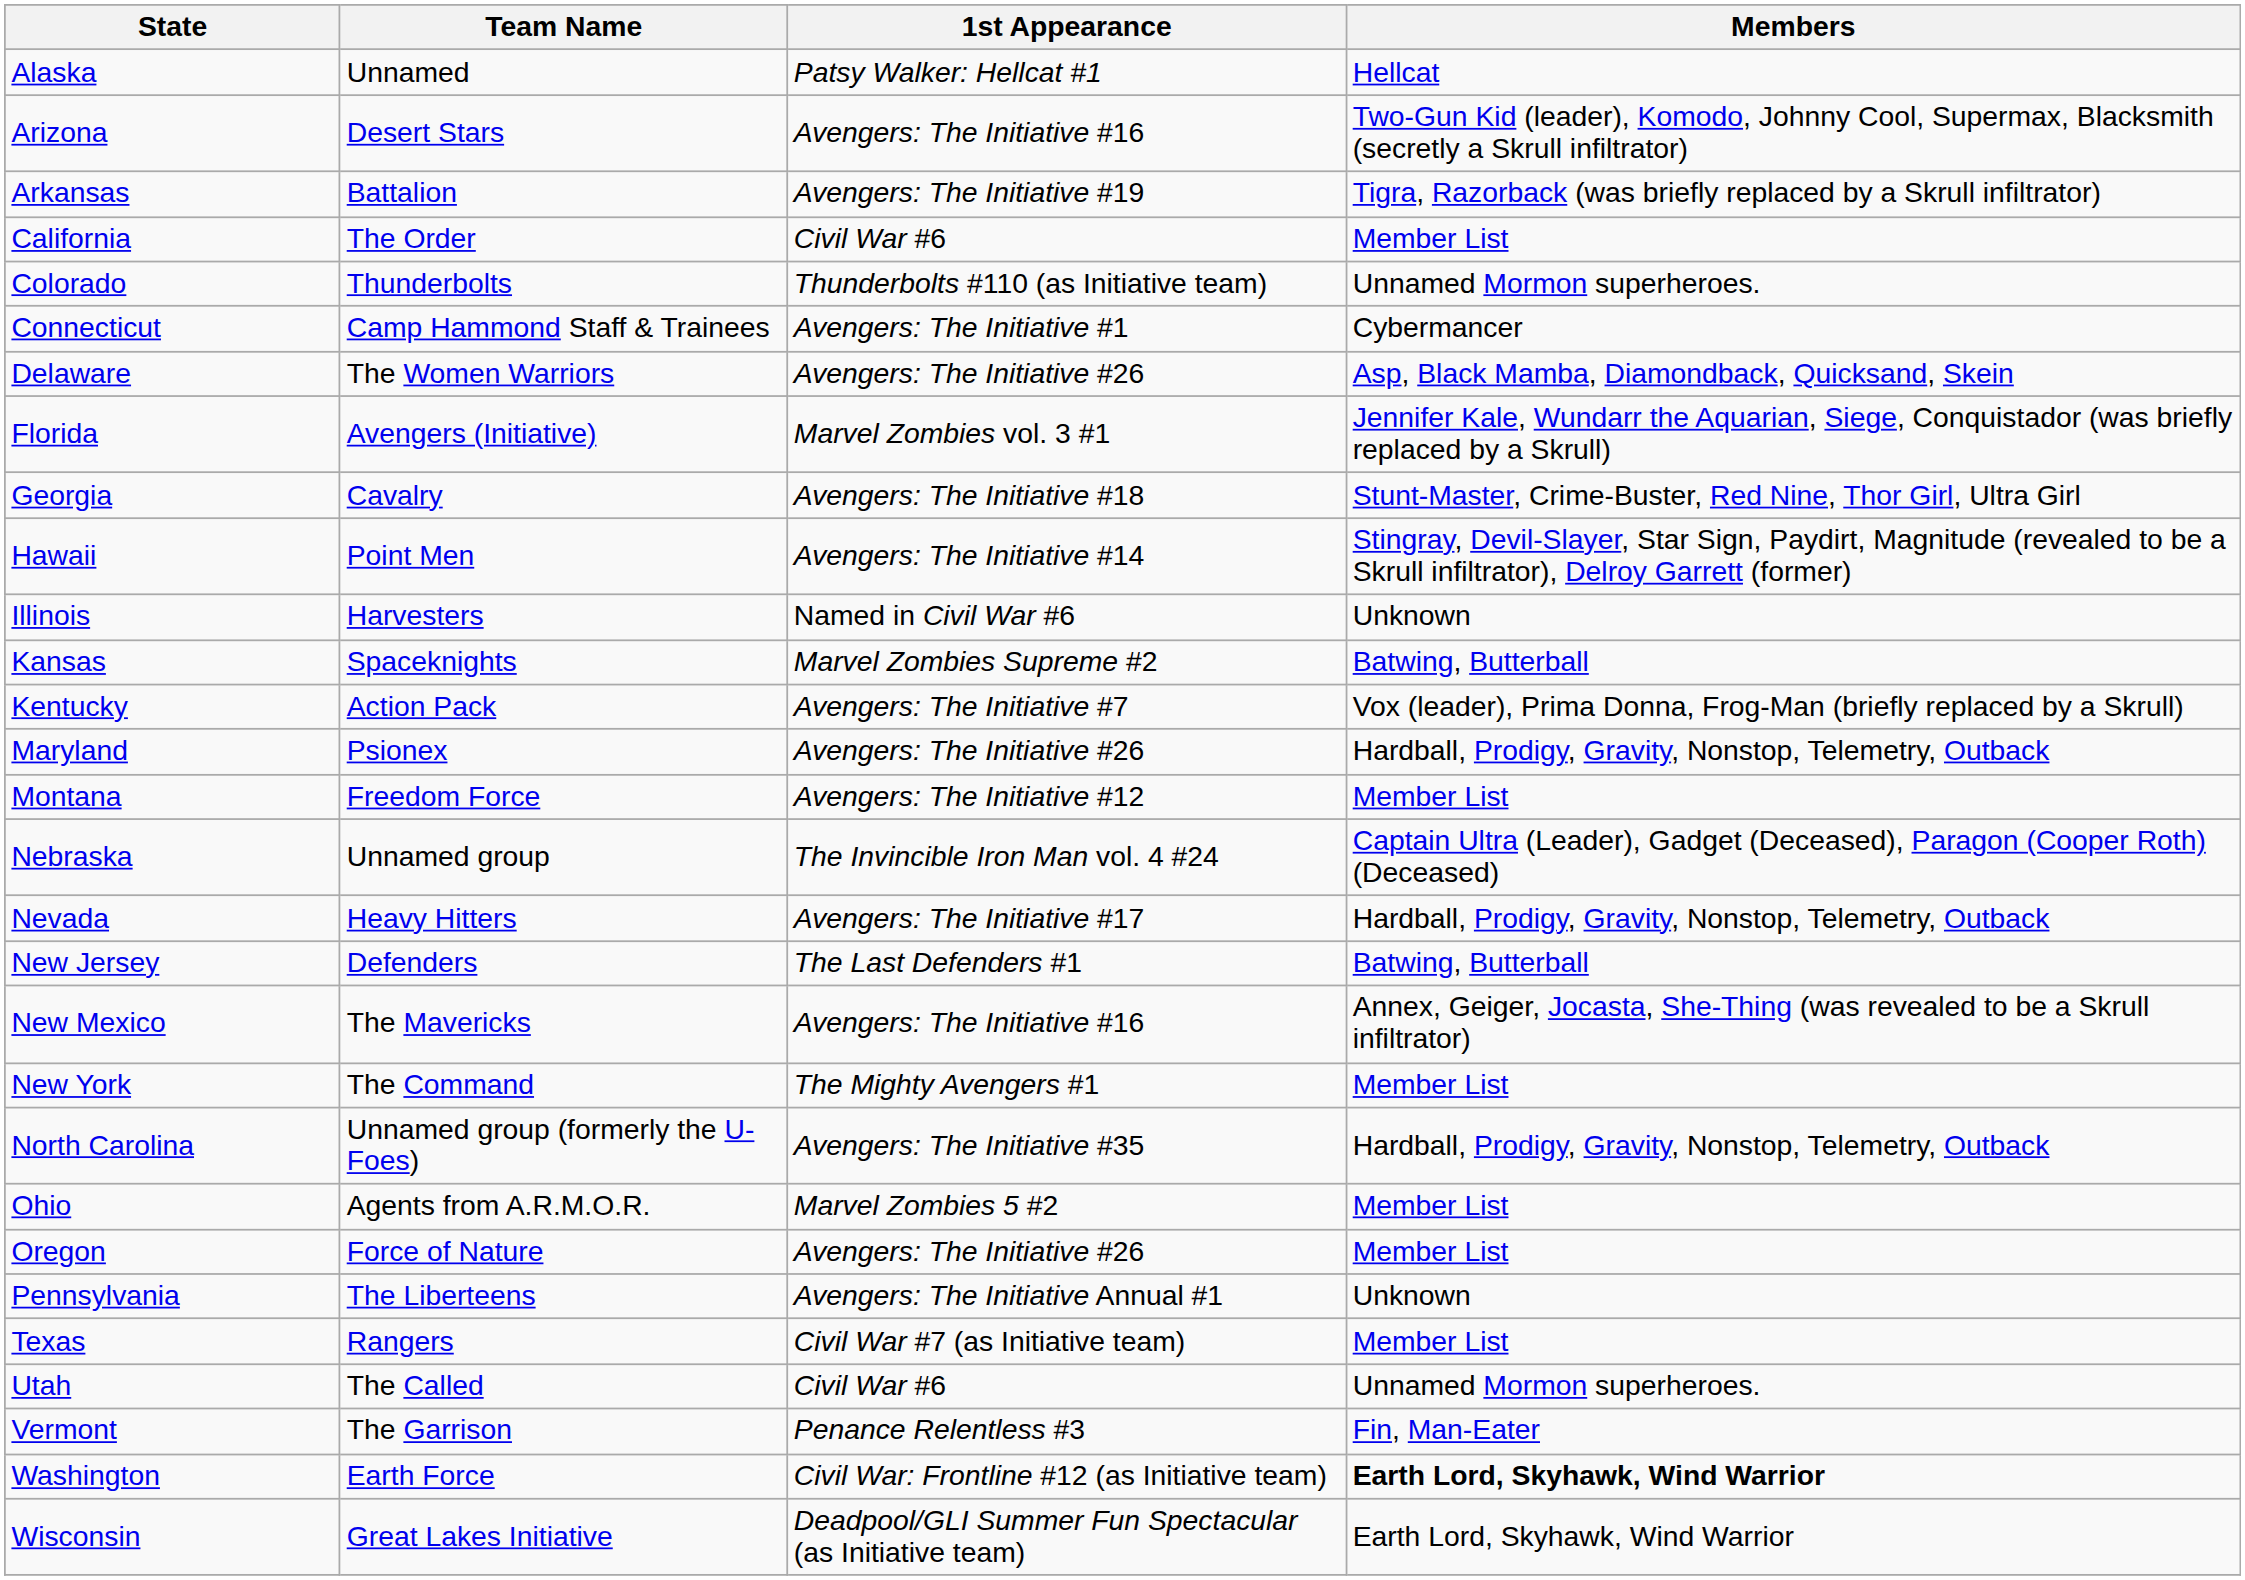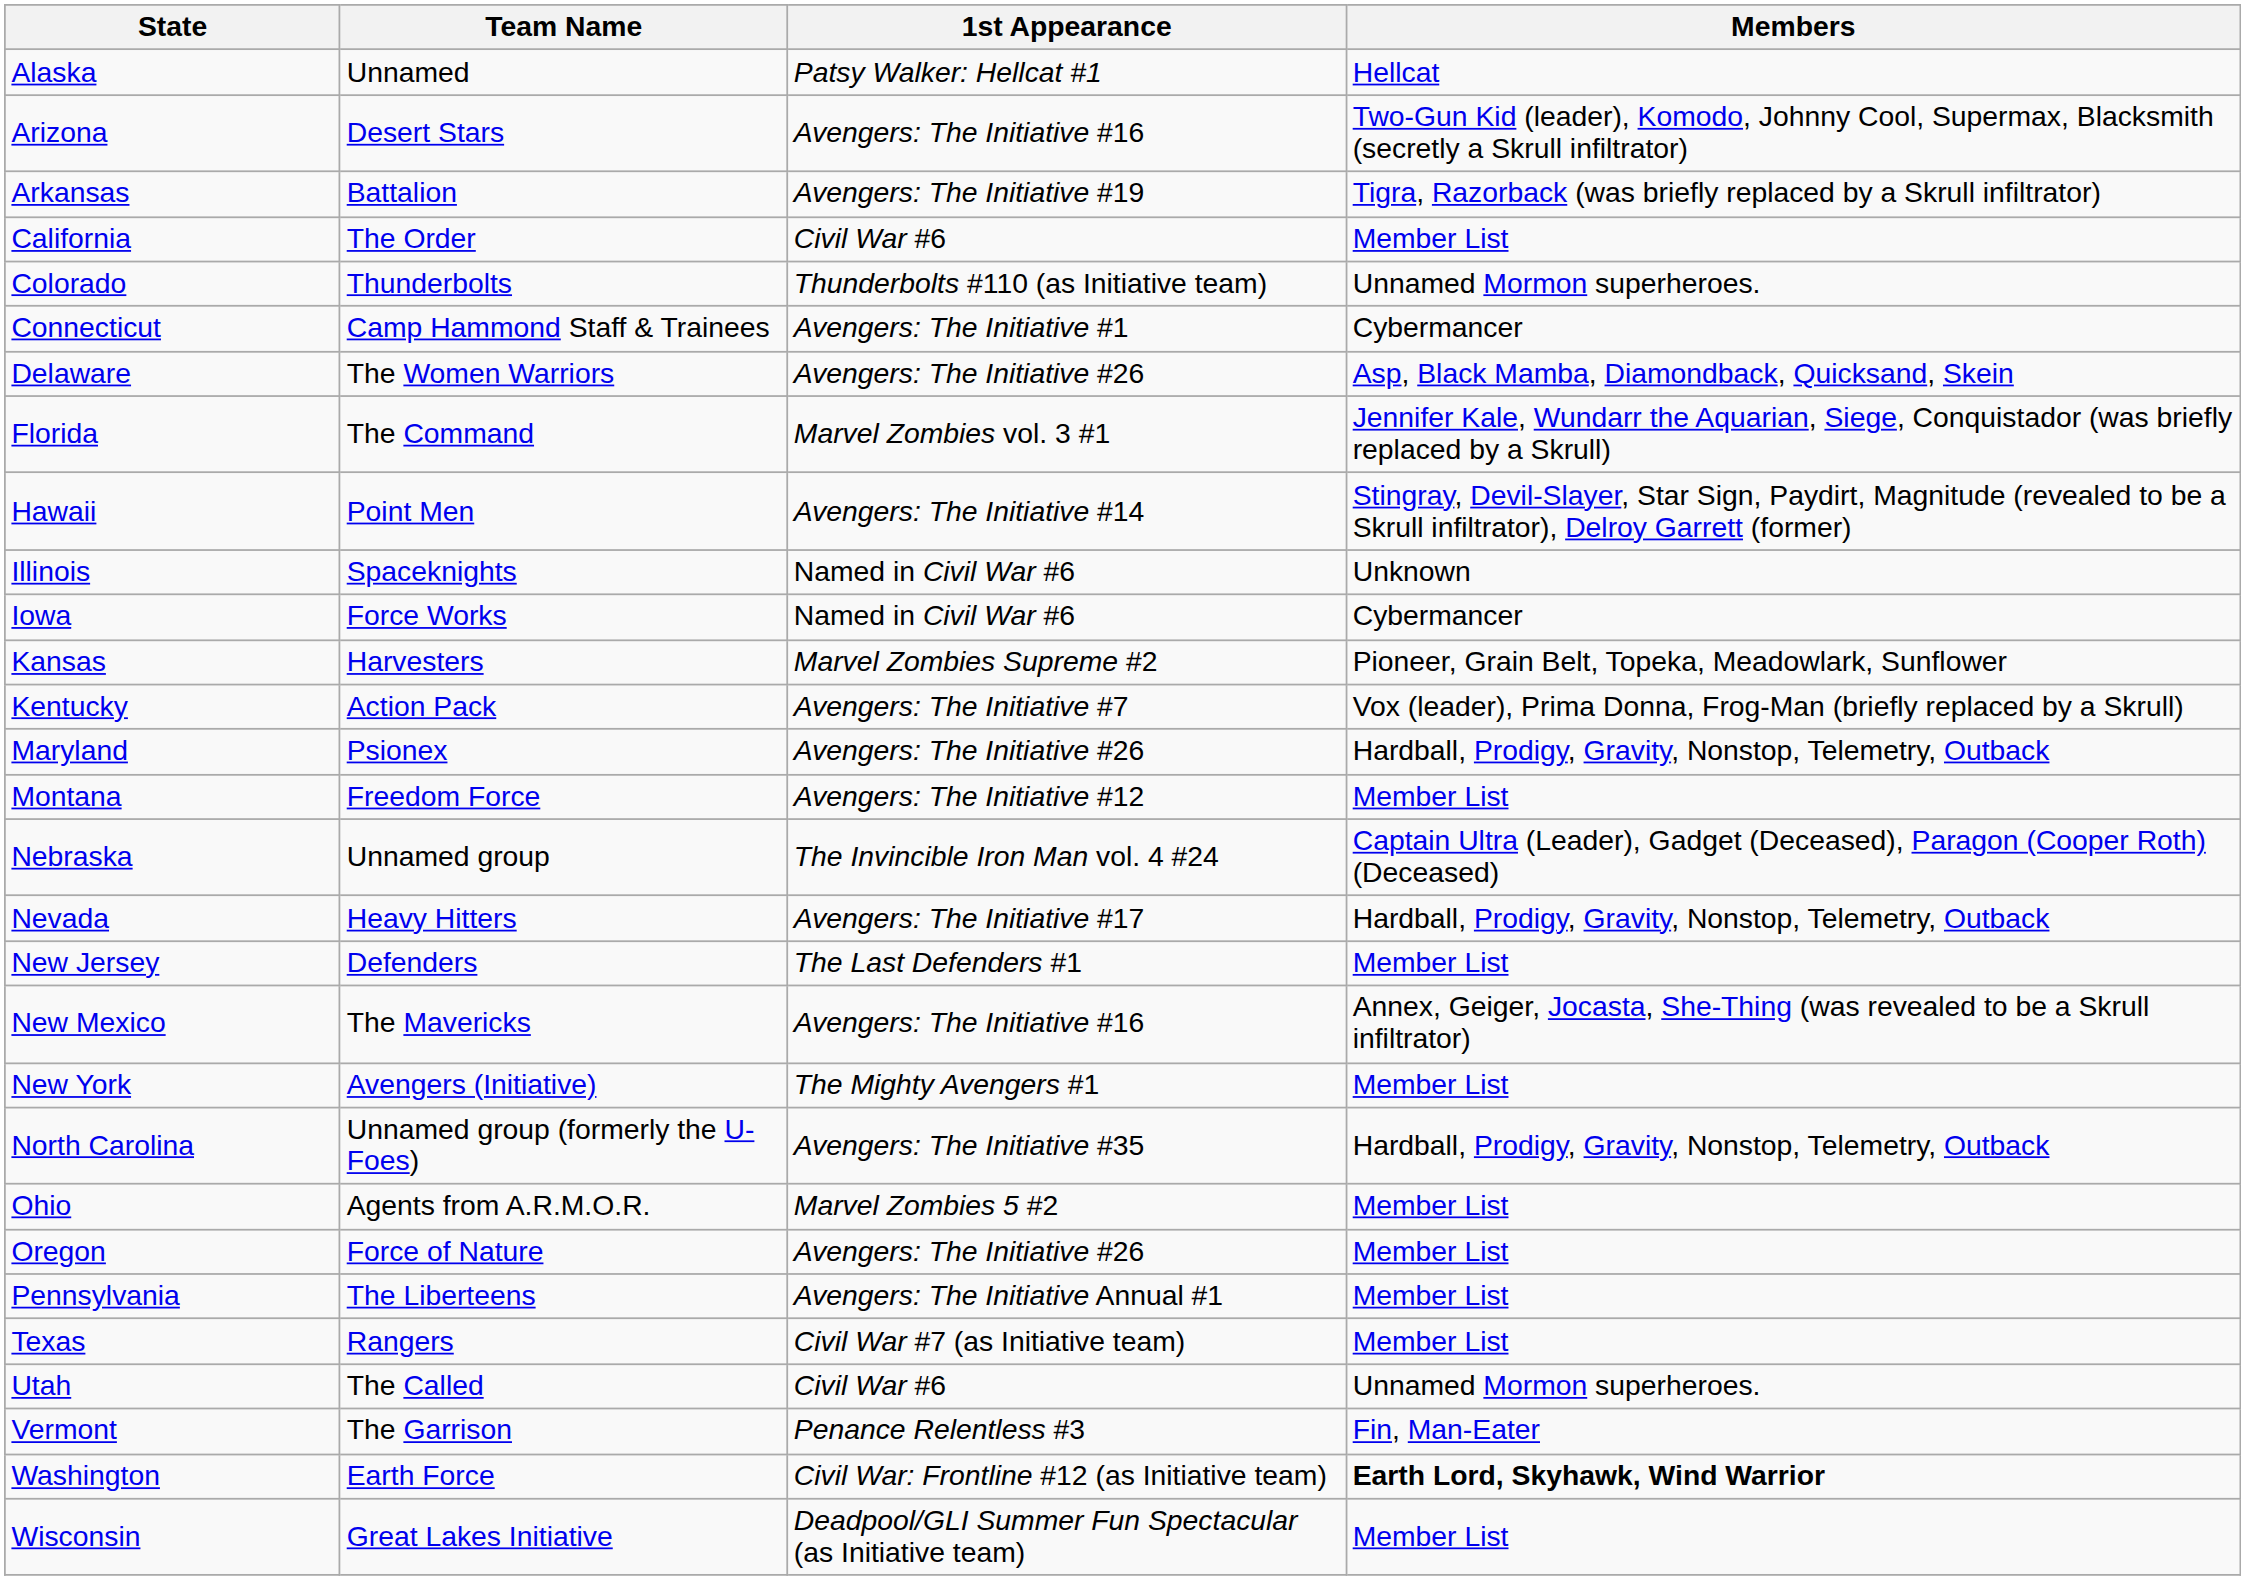(472, 434) Avengers (Initiative) -> (440, 434) The Command
- row: (62, 494)
(415, 616) Harvesters -> (432, 571) Spaceknights
+ row: (41, 616)
(432, 661) Spaceknights -> (415, 661) Harvesters
(1471, 661) Batwing, Butterball -> (1680, 661) Pioneer, Grain Belt, Topeka, Meadowlark, Sunflower
(1471, 962) Batwing, Butterball -> (1431, 962) Member List
(440, 1084) The Command -> (472, 1084) Avengers (Initiative)
(1412, 1296) Unknown -> (1431, 1296) Member List
(1573, 1536) Earth Lord, Skyhawk, Wind Warrior -> (1431, 1536) Member List
